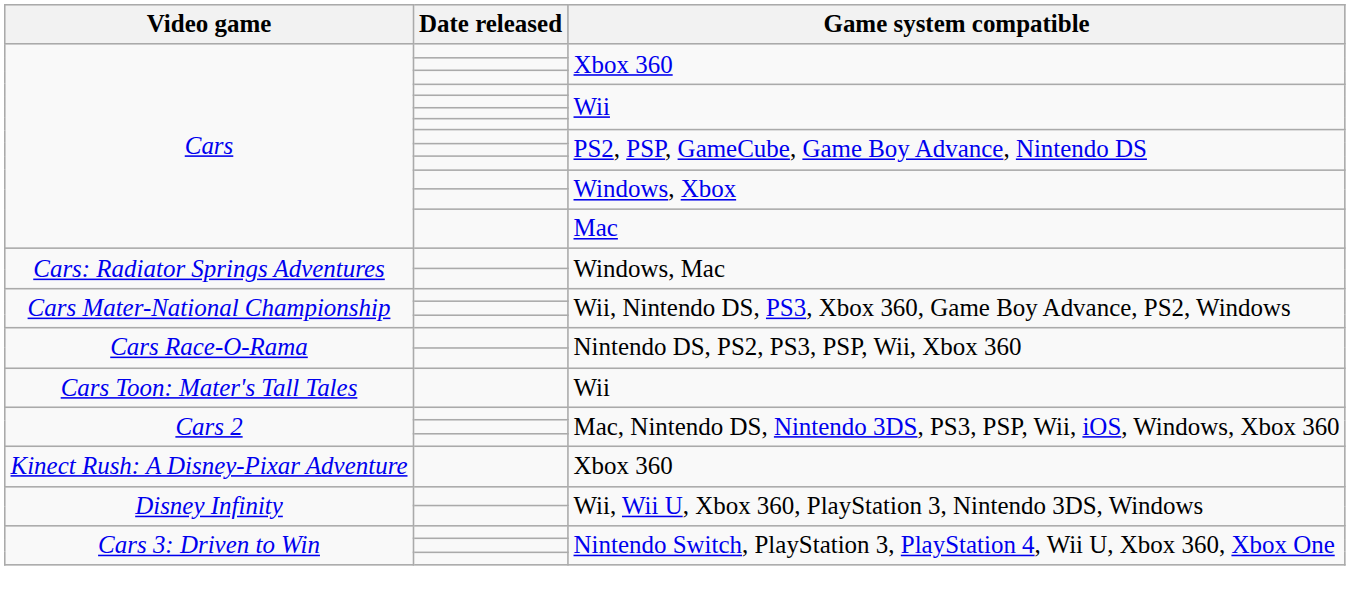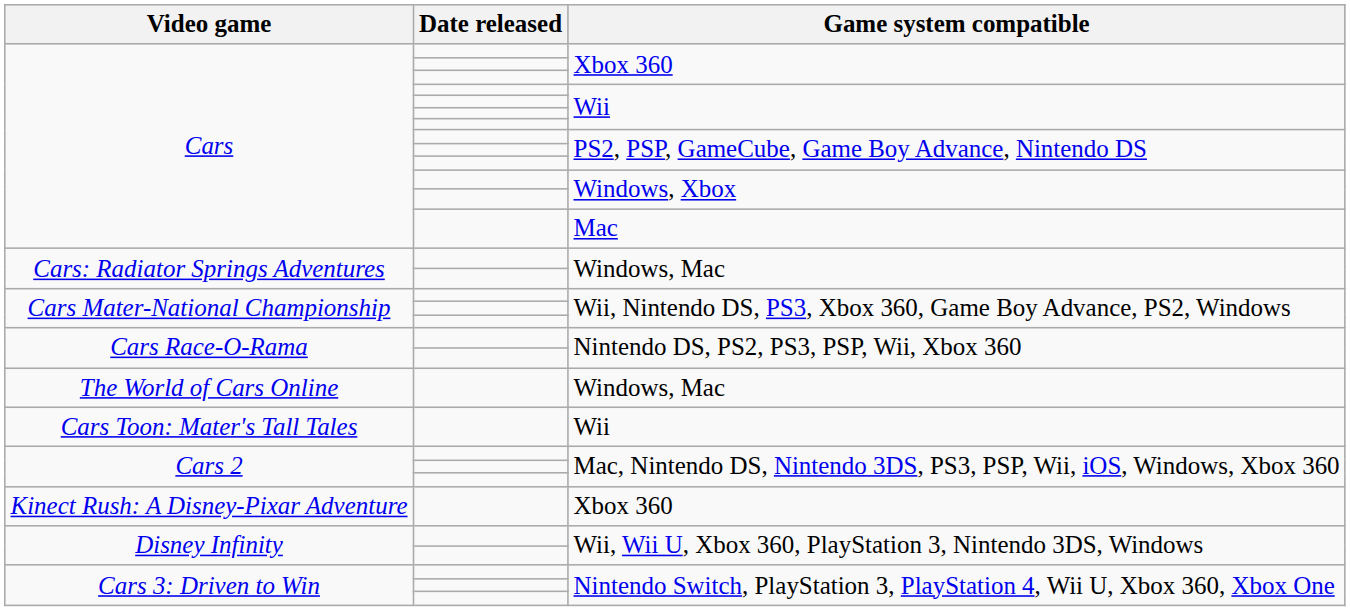+ row: (209, 386)
